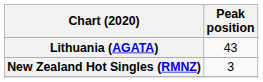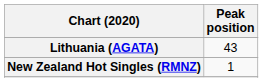(231, 67) 3 -> (231, 67) 1
